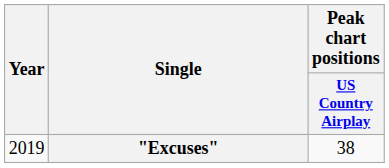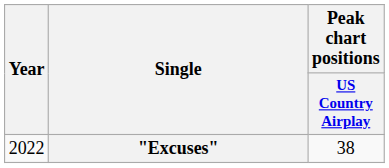(27, 148) 2019 -> (27, 148) 2022
